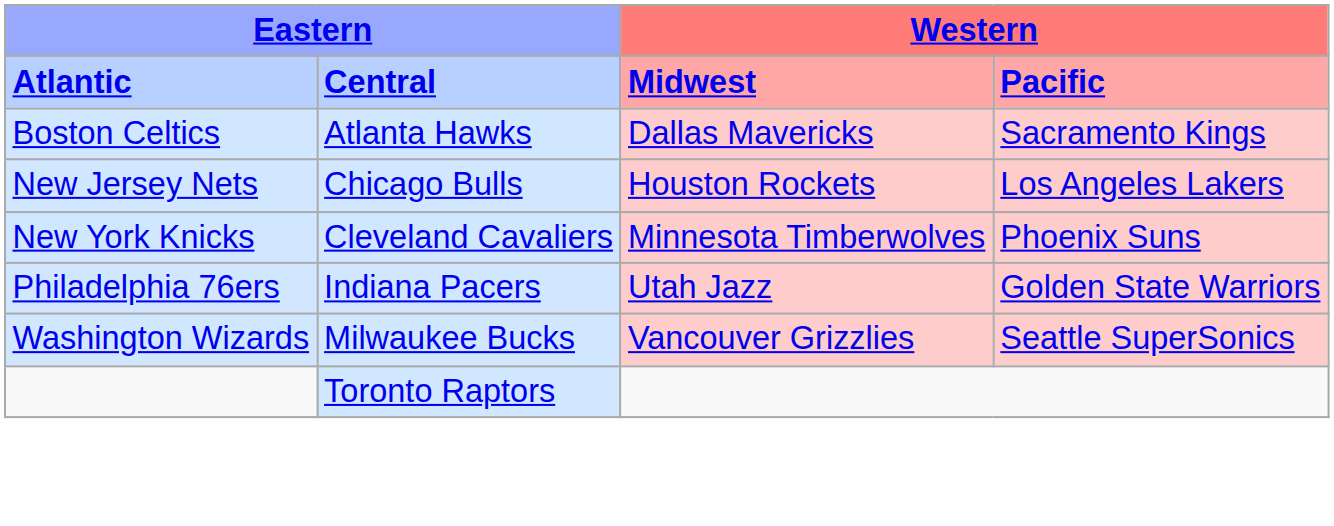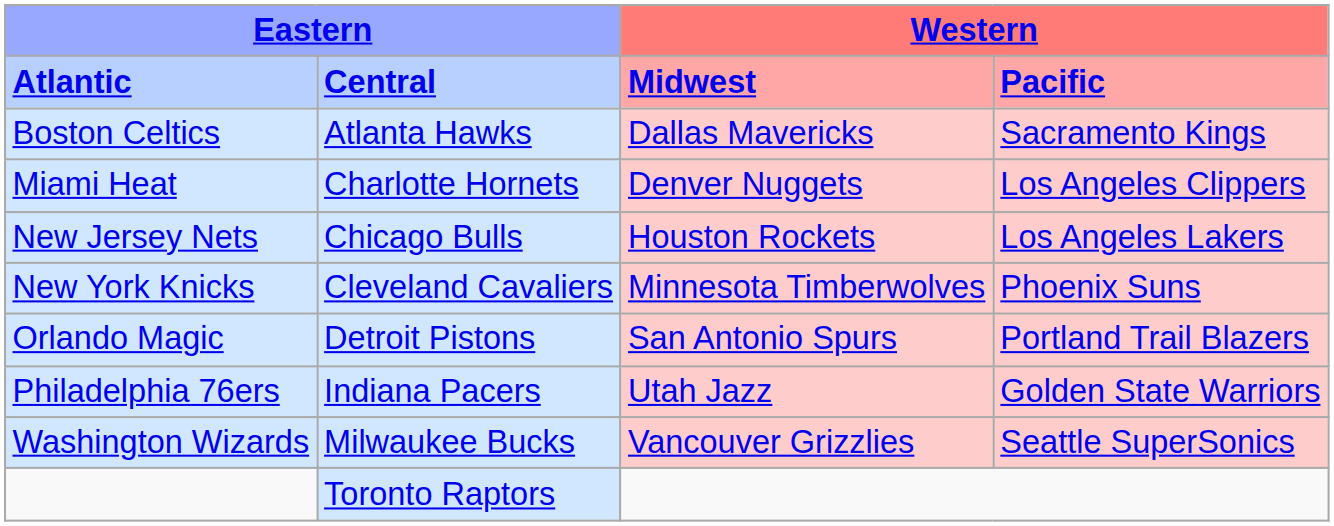+ row: (95, 184)
+ row: (118, 339)
